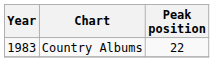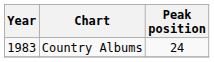(177, 47) 22 -> (177, 47) 24
